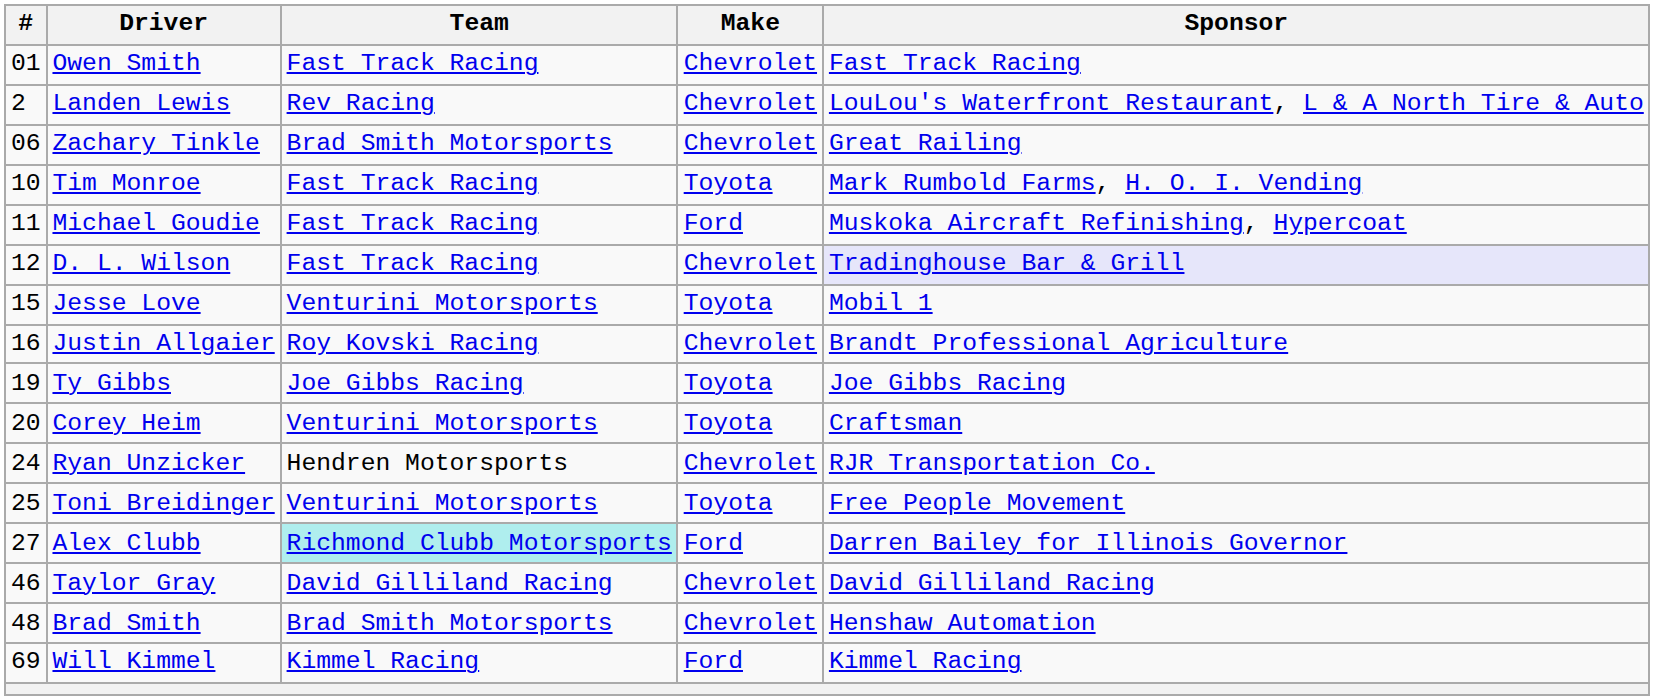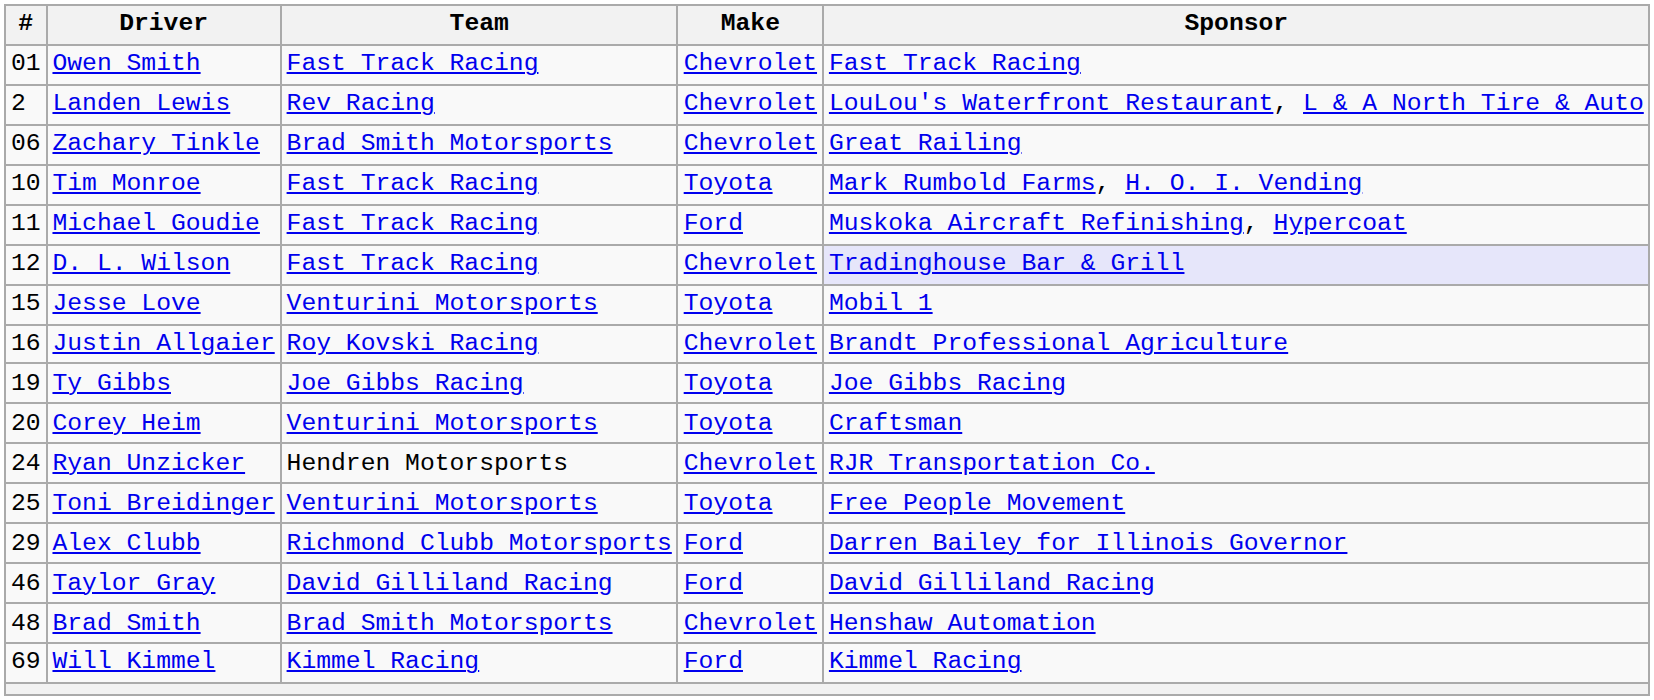(26, 544) 27 -> (26, 544) 29
(479, 544) paleturquoise background -> (479, 544) no background
(750, 584) Chevrolet -> (713, 584) Ford
